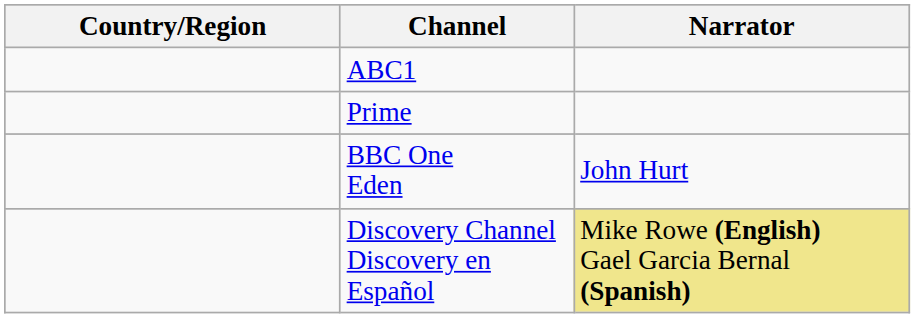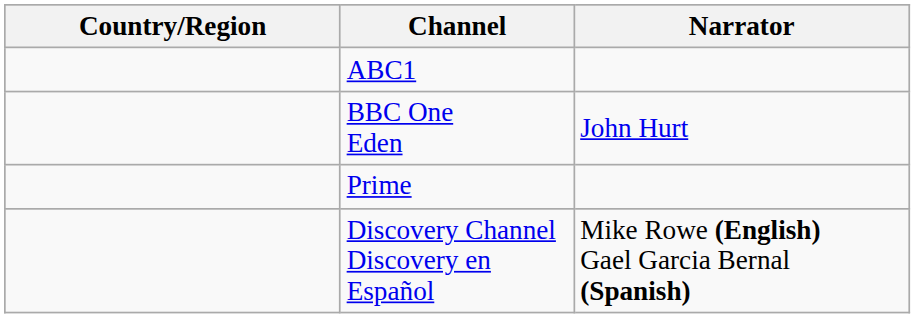rows swapped: (379, 112) <-> (400, 170)
(700, 259) khaki background -> (700, 259) no background
